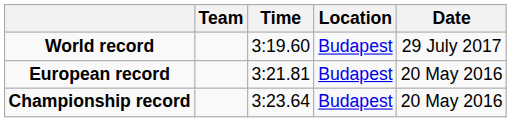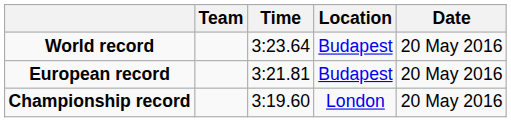(281, 46) 3:19.60 -> (281, 46) 3:23.64
(452, 46) 29 July 2017 -> (452, 46) 20 May 2016
(281, 102) 3:23.64 -> (281, 102) 3:19.60
(355, 102) Budapest -> (355, 102) London
